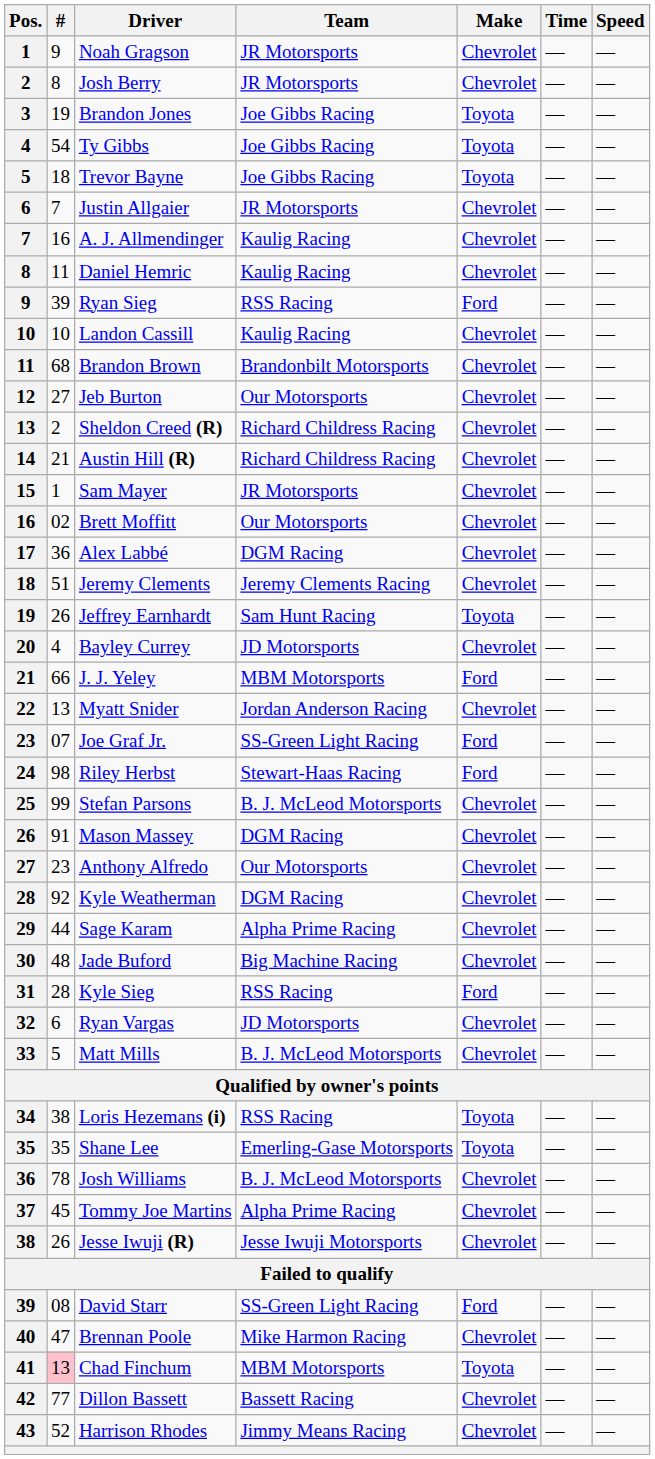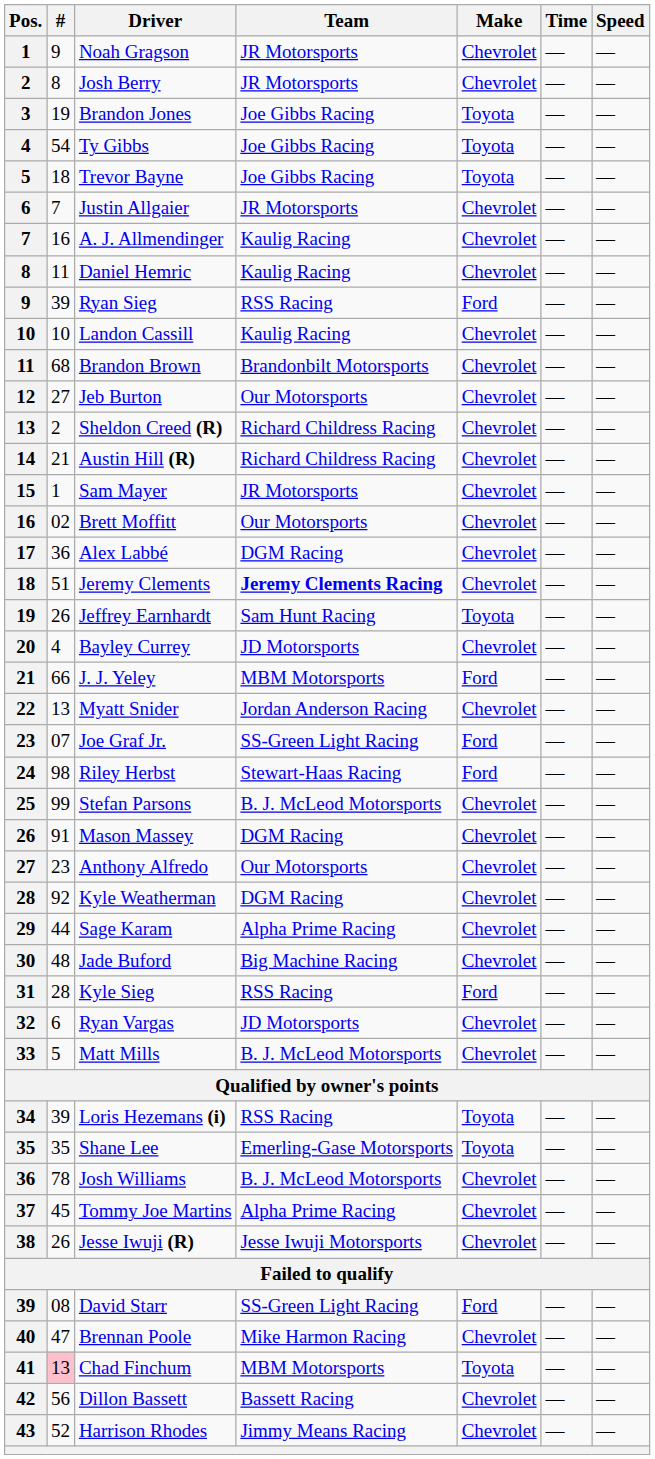(335, 584) normal -> (341, 584) bold
(61, 1116) 38 -> (61, 1116) 39
(61, 1398) 77 -> (61, 1398) 56
